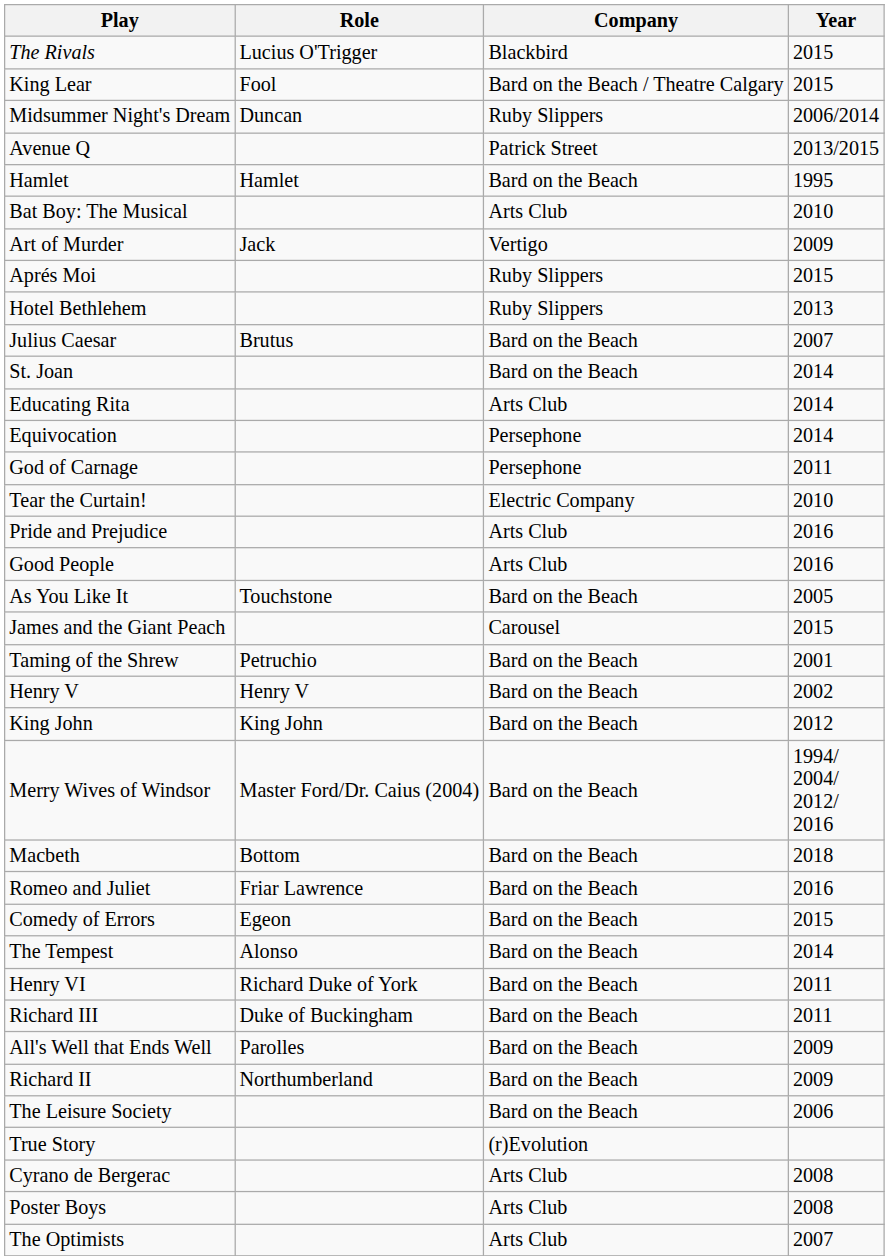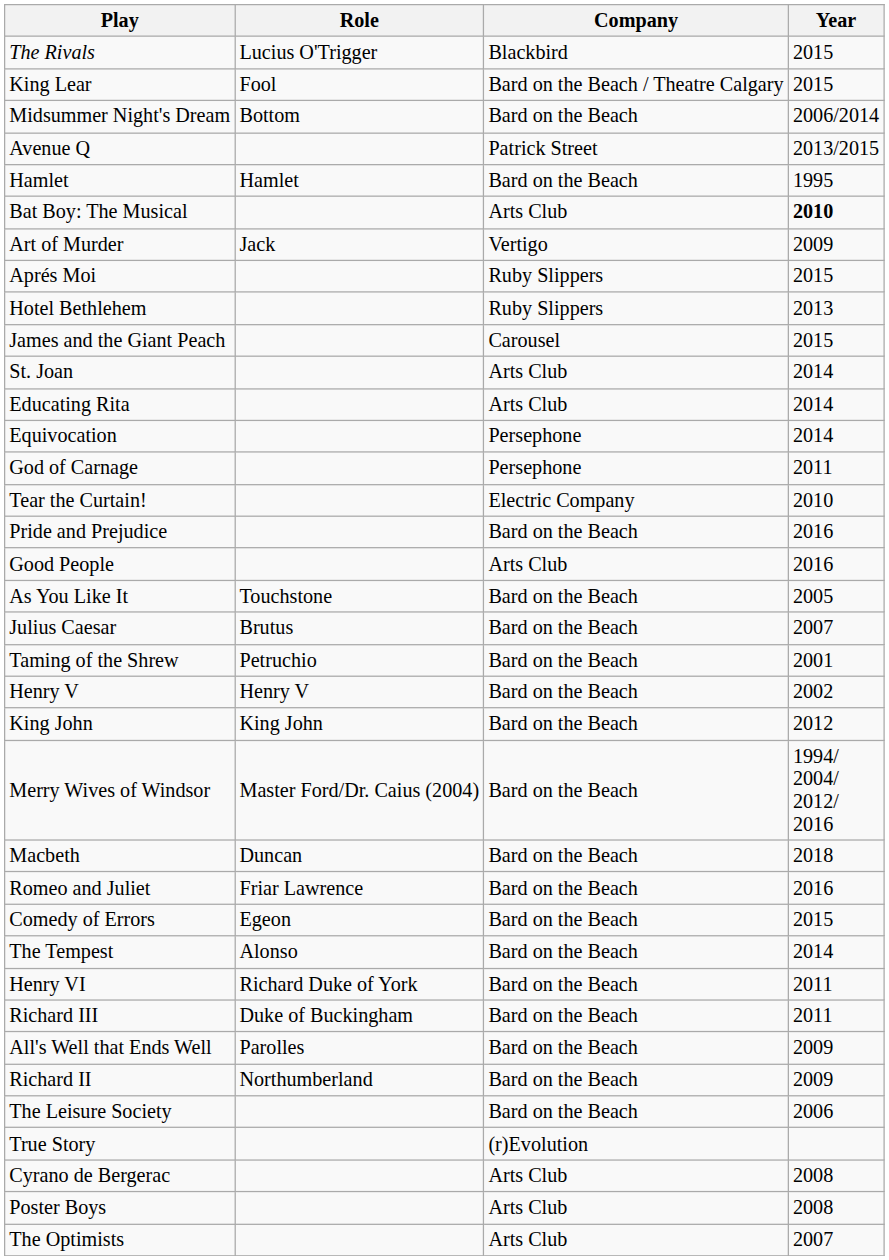(271, 116) Duncan -> (270, 116) Bottom
(546, 116) Ruby Slippers -> (563, 116) Bard on the Beach
(813, 212) normal -> (813, 212) bold
rows swapped: (117, 627) <-> (63, 340)
(563, 372) Bard on the Beach -> (528, 372) Arts Club
(528, 532) Arts Club -> (563, 532) Bard on the Beach
(270, 855) Bottom -> (271, 855) Duncan
